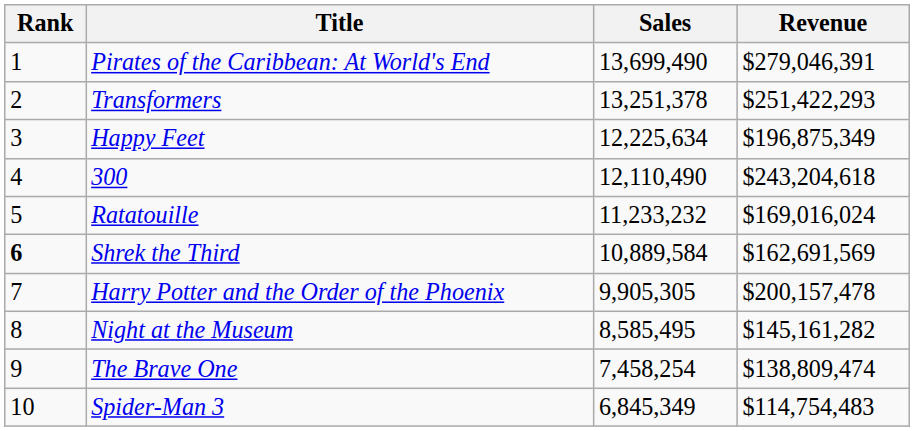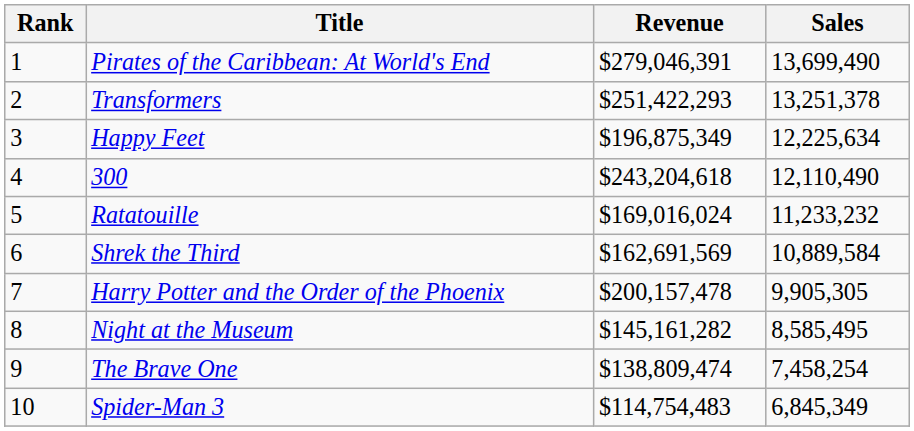columns swapped: (665, 23) <-> (823, 23)
(16, 253) bold -> (16, 253) normal
